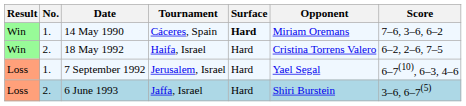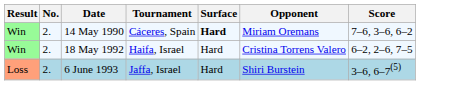(47, 31) 1. -> (47, 31) 2.
- row: (105, 68)
